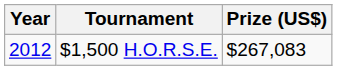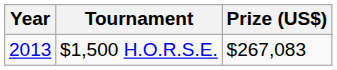(30, 49) 2012 -> (30, 49) 2013
